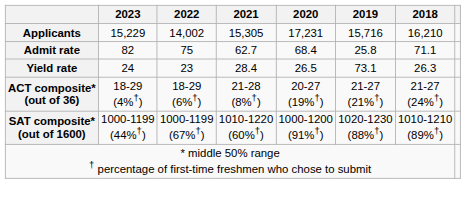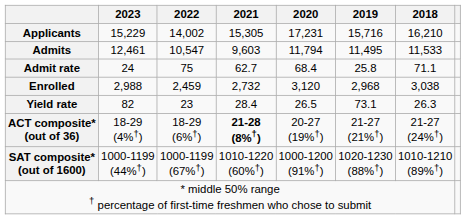+ row: (52, 50)
(128, 50) 82 -> (128, 68) 24
+ row: (52, 86)
(128, 68) 24 -> (128, 104) 82
(246, 94) normal -> (246, 130) bold
